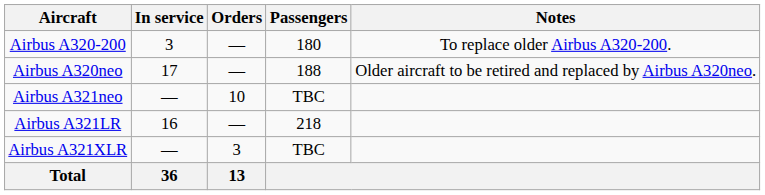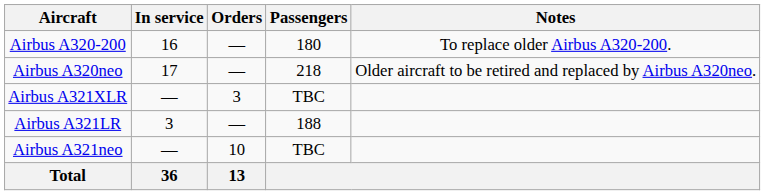(169, 44) 3 -> (169, 44) 16
(309, 70) 188 -> (309, 70) 218
rows swapped: (68, 96) <-> (68, 149)
(169, 123) 16 -> (169, 123) 3
(309, 123) 218 -> (309, 123) 188
